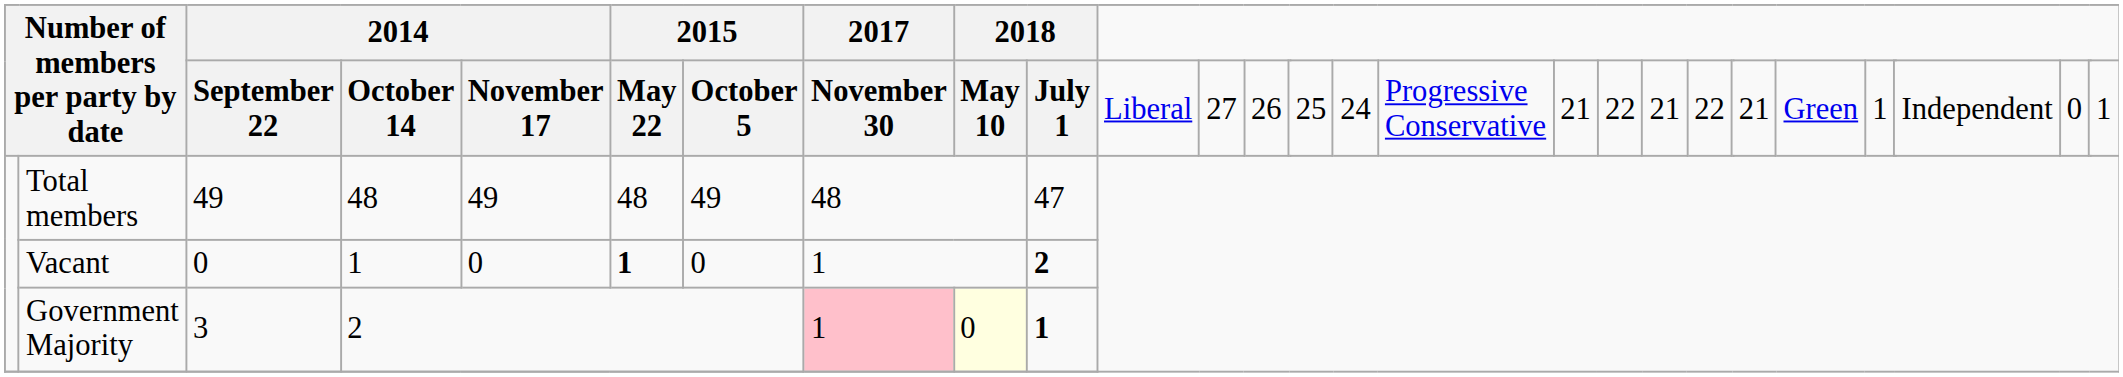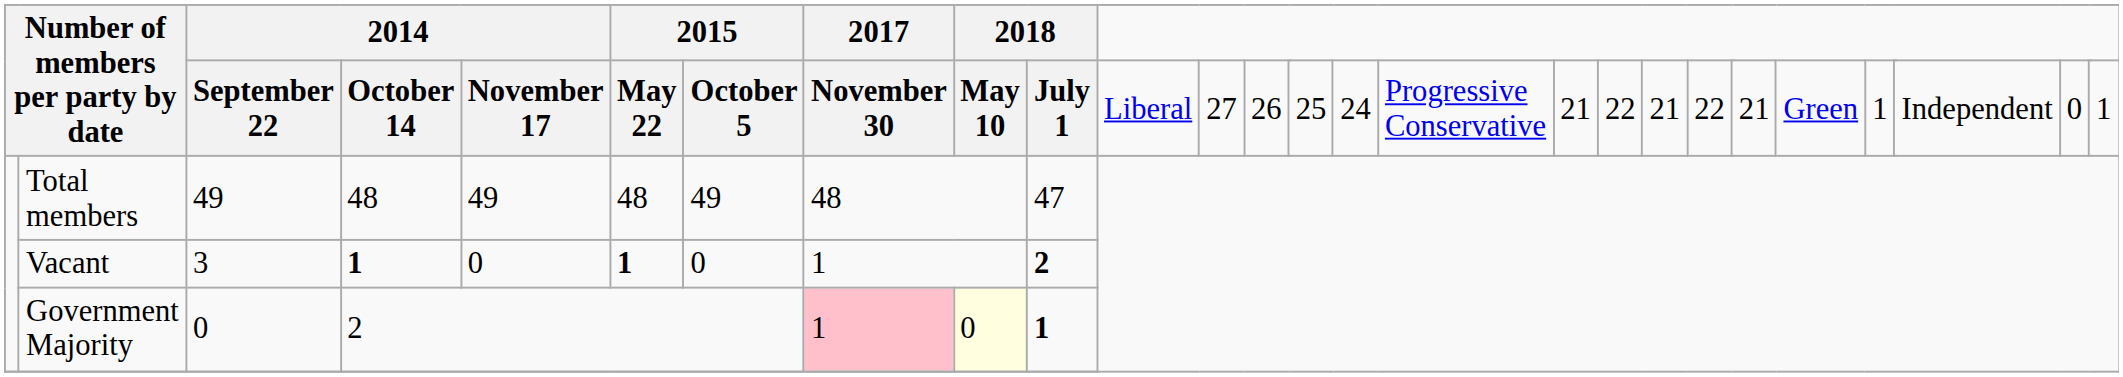(201, 263) 0 -> (201, 263) 3
(355, 263) normal -> (355, 263) bold
(201, 328) 3 -> (201, 328) 0
